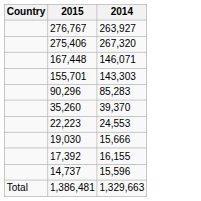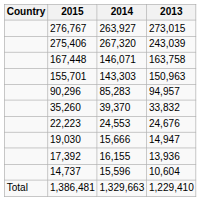+ column: (171, 12)
